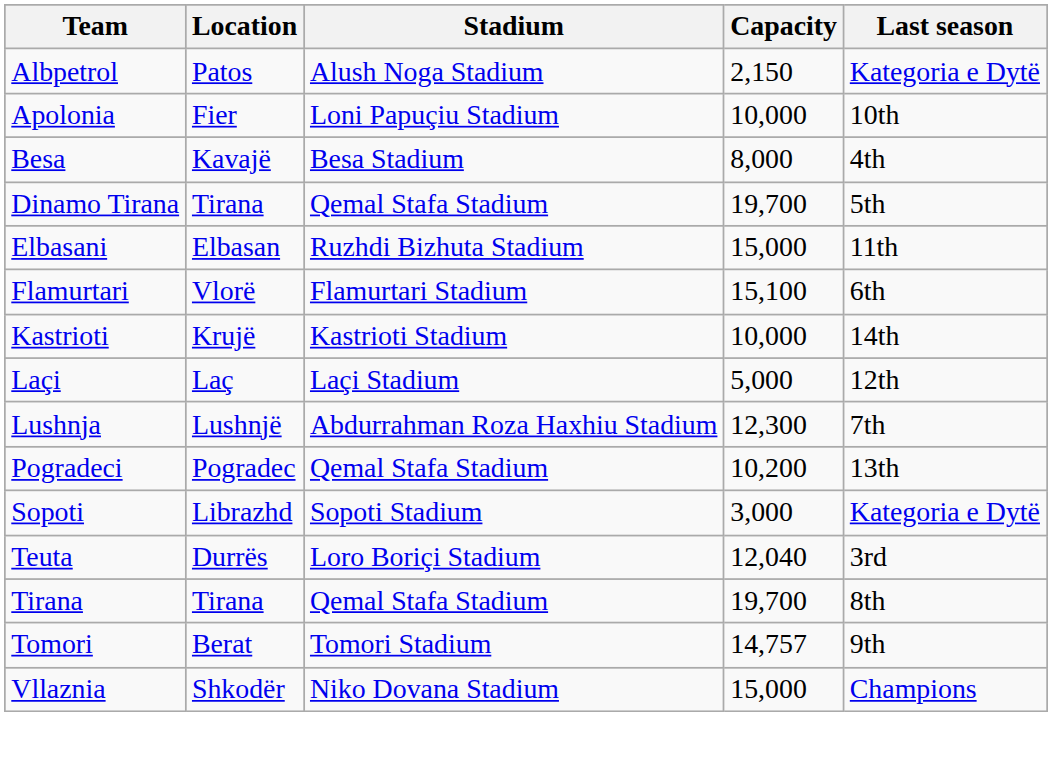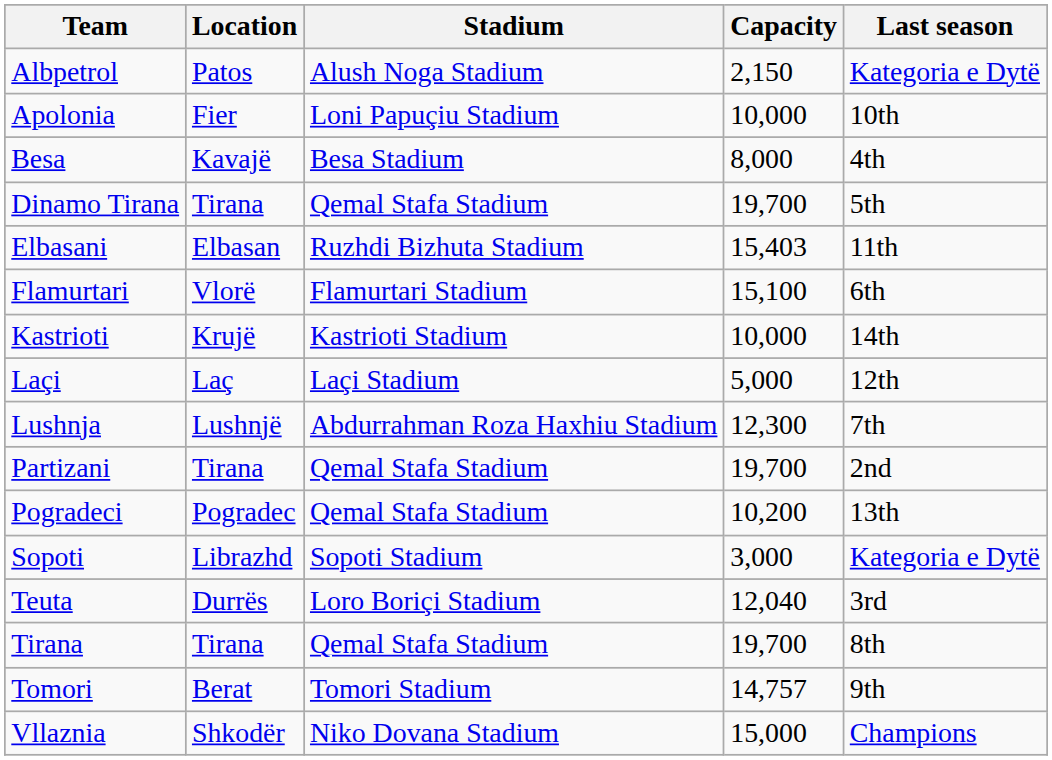(769, 247) 15,000 -> (769, 247) 15,403
+ row: (61, 468)
